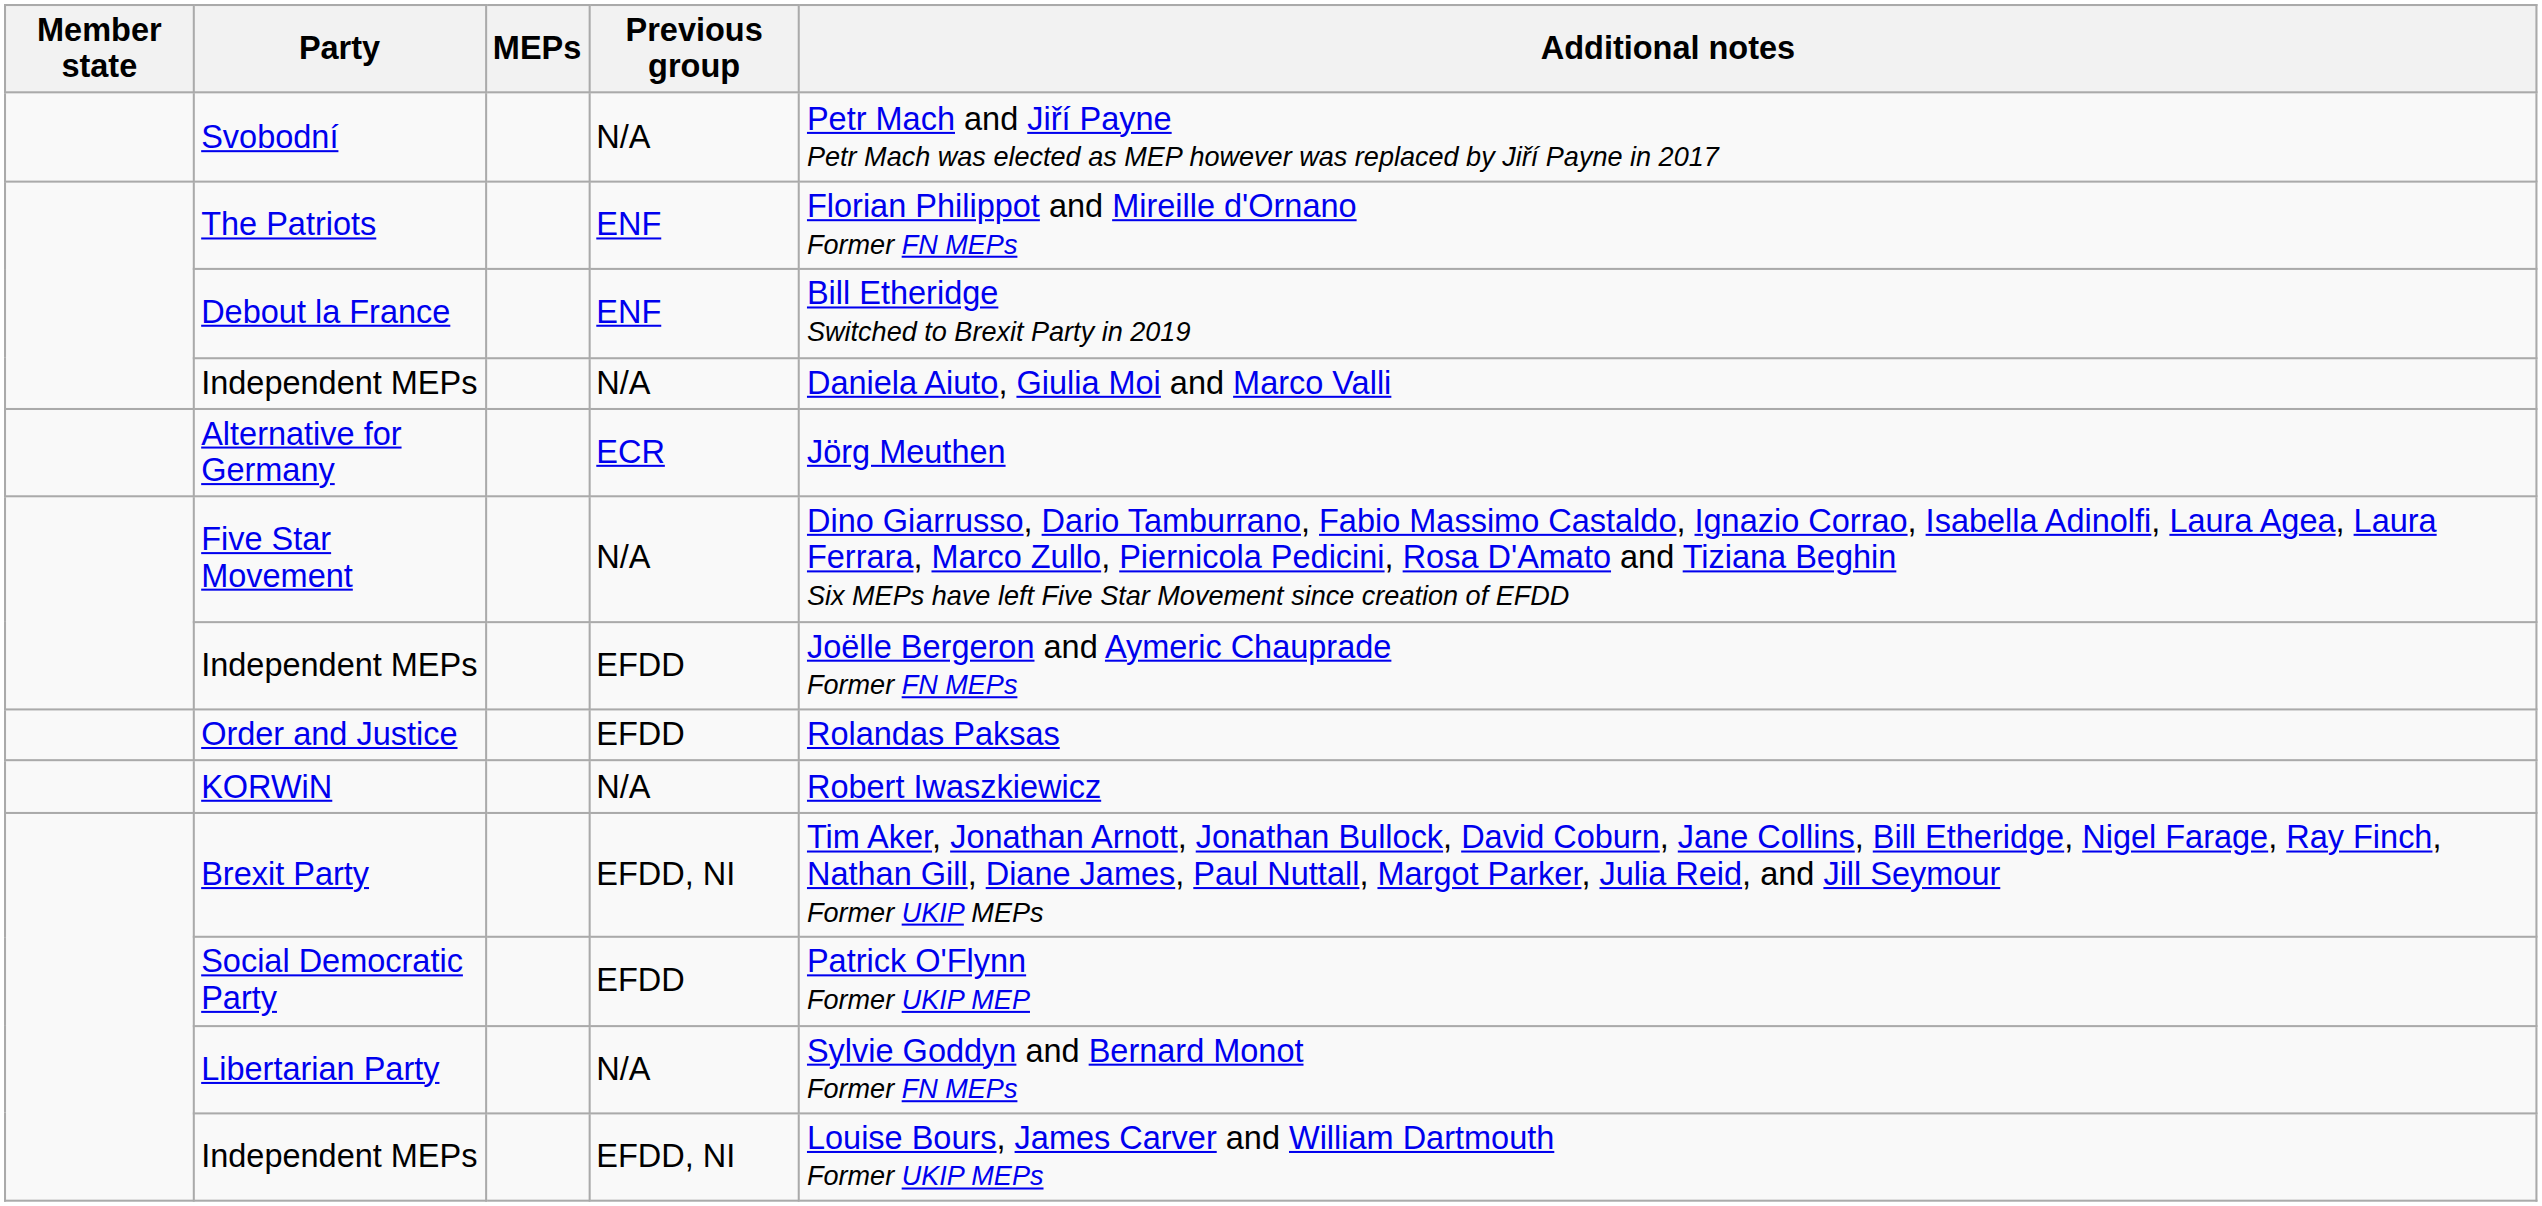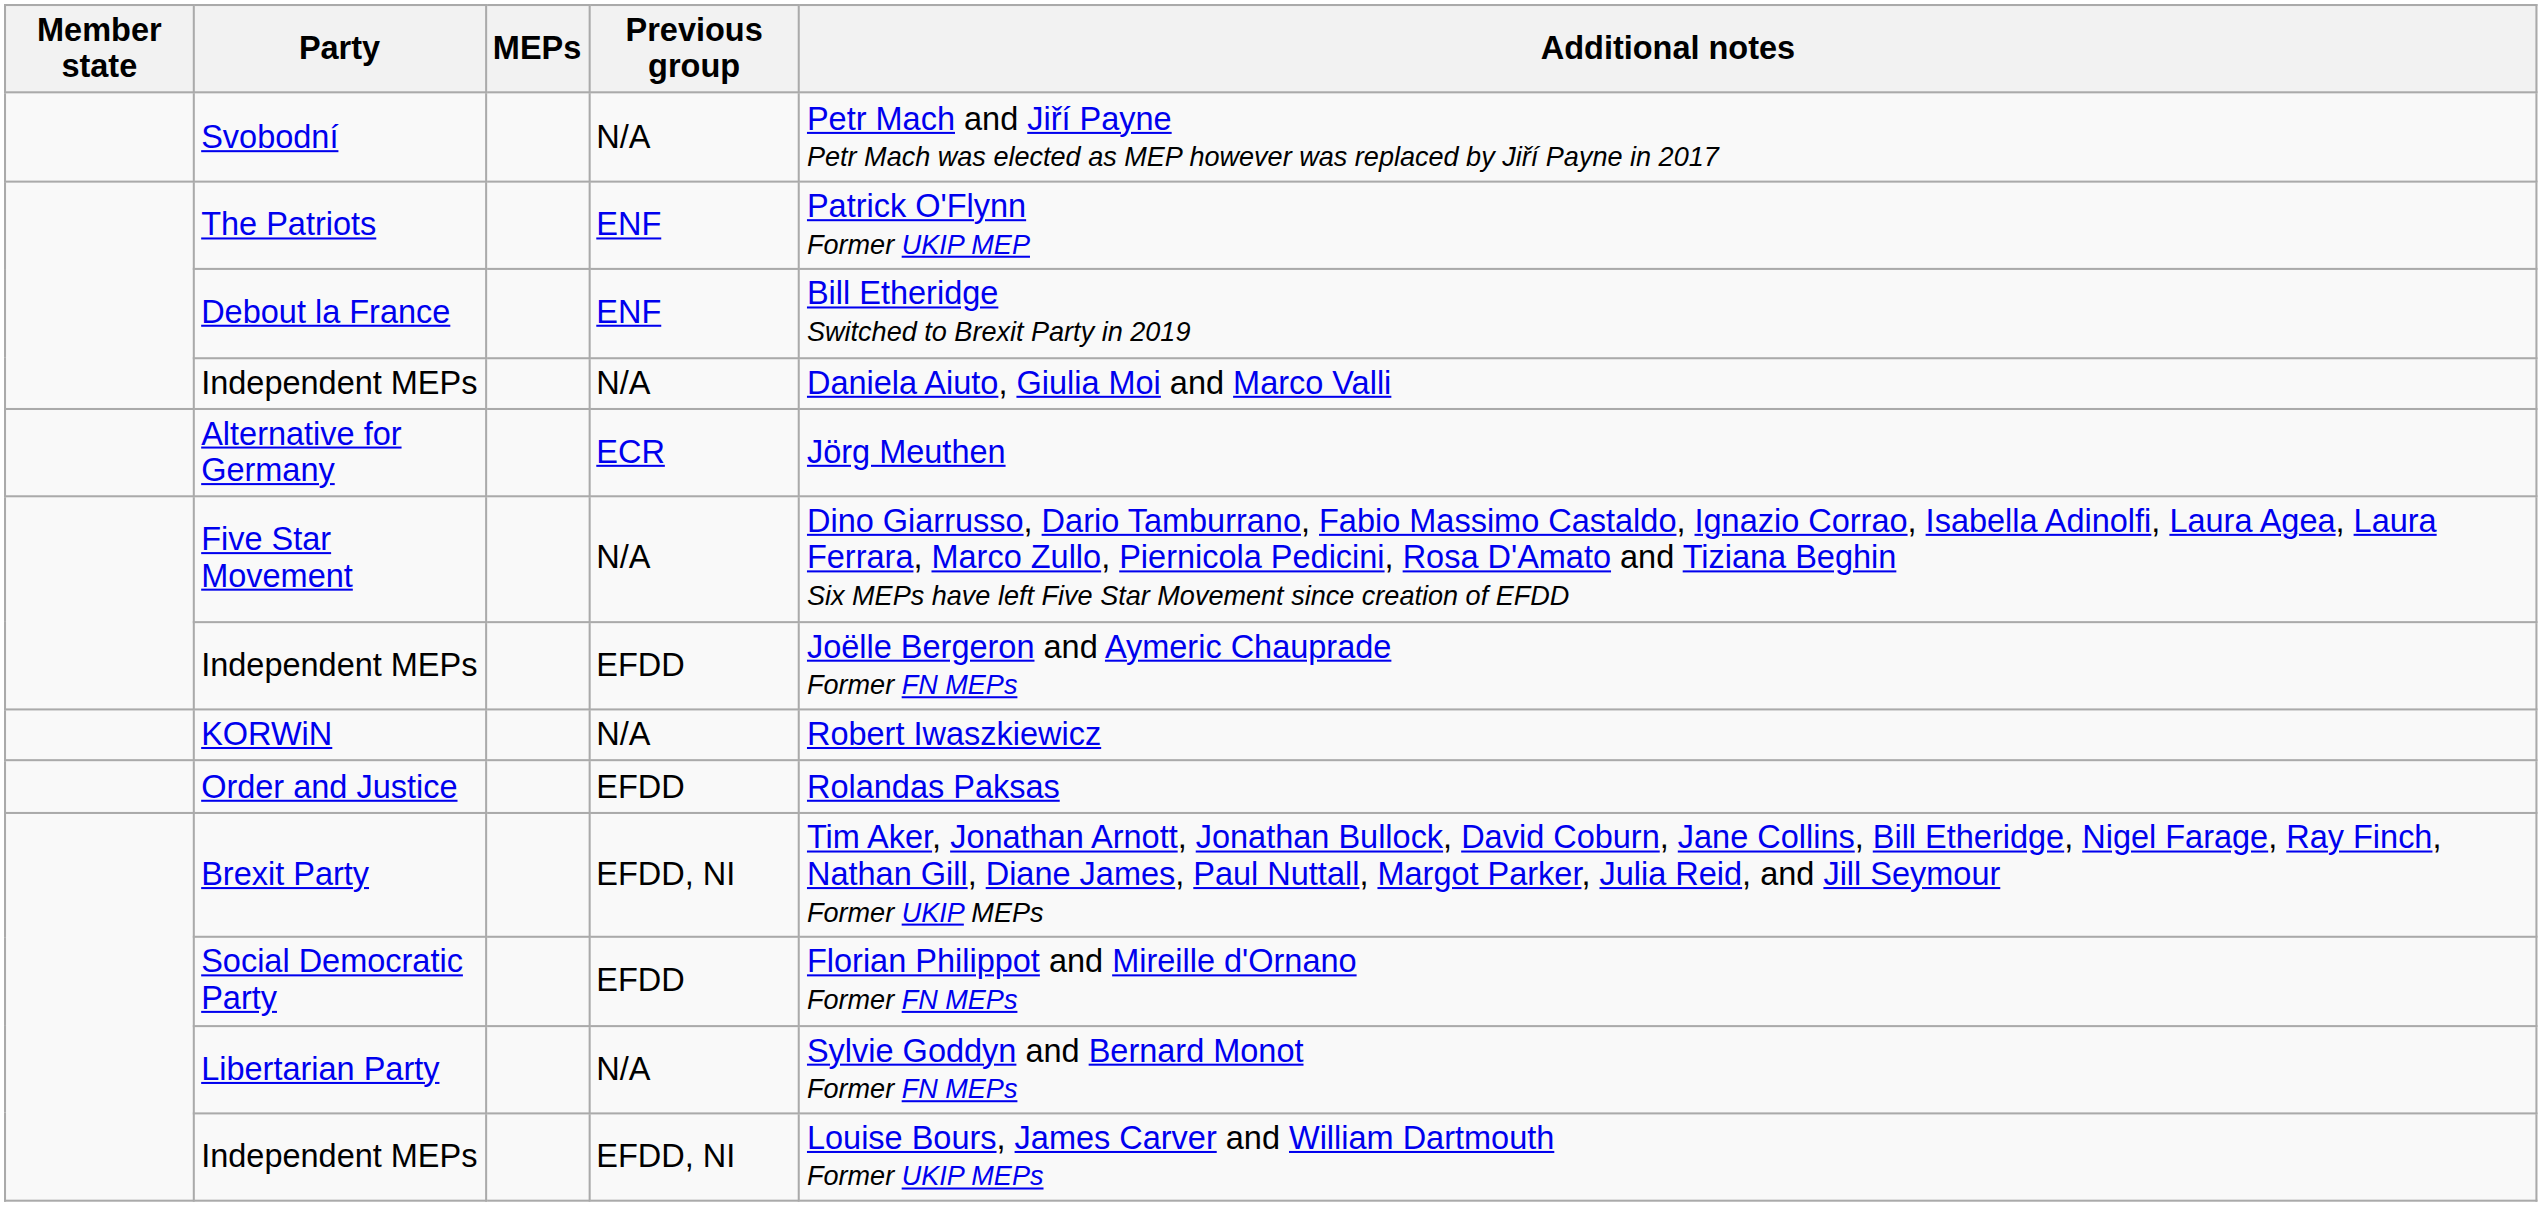(1082, 224) Florian Philippot and Mireille d'Ornano Former FN MEPs -> (918, 224) Patrick O'Flynn Former UKIP MEP
rows swapped: (329, 734) <-> (267, 786)
(918, 980) Patrick O'Flynn Former UKIP MEP -> (1082, 980) Florian Philippot and Mireille d'Ornano Former FN MEPs
